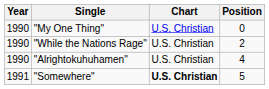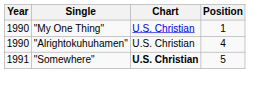(242, 28) 0 -> (223, 28) 1
- row: (90, 44)
